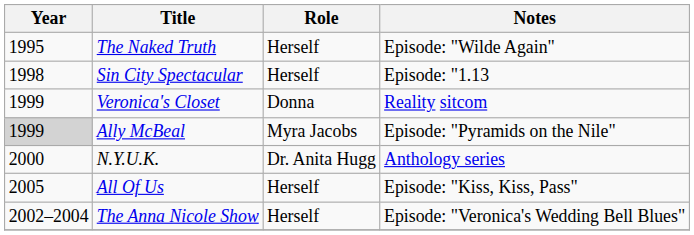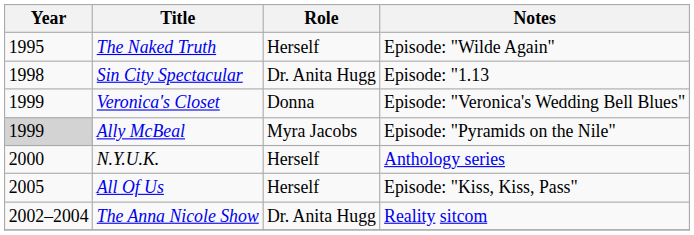(293, 74) Herself -> (321, 74) Dr. Anita Hugg
(436, 103) Reality sitcom -> (535, 103) Episode: "Veronica's Wedding Bell Blues"
(321, 159) Dr. Anita Hugg -> (293, 159) Herself
(293, 215) Herself -> (321, 215) Dr. Anita Hugg
(535, 215) Episode: "Veronica's Wedding Bell Blues" -> (436, 215) Reality sitcom
